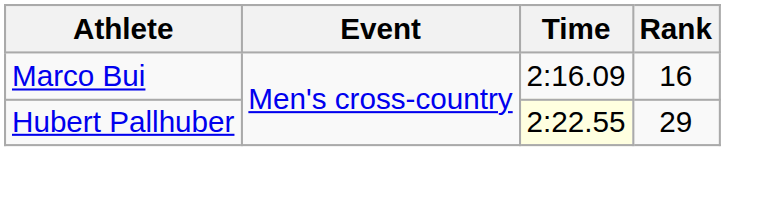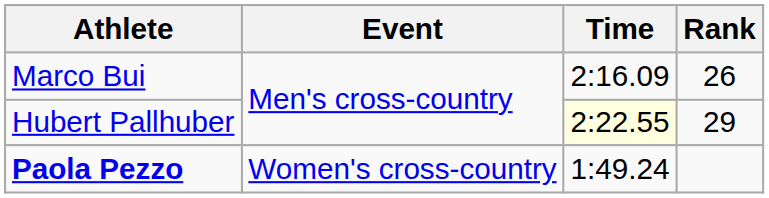(676, 76) 16 -> (720, 76) 26
+ row: (98, 169)
